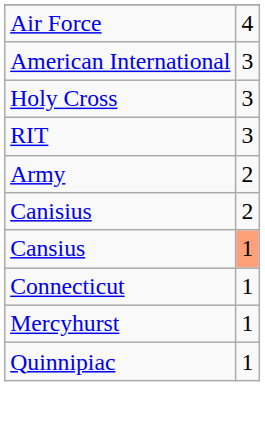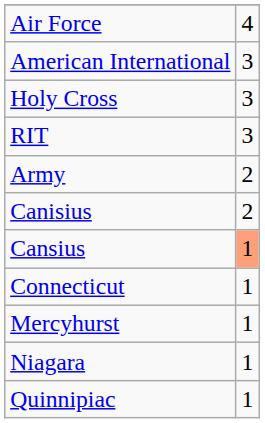+ row: (48, 361)
